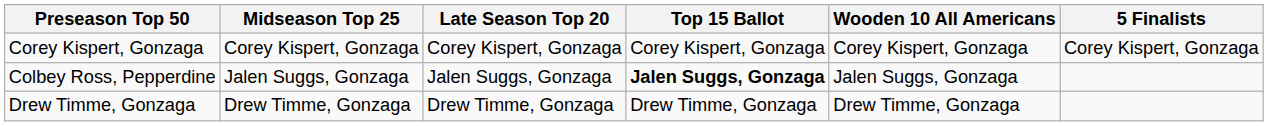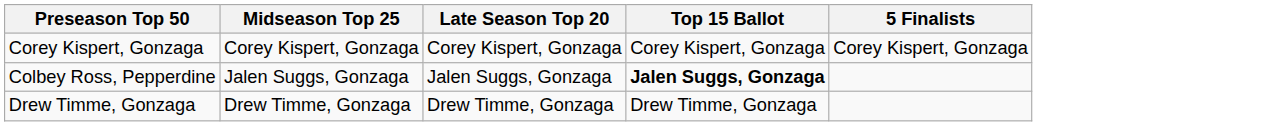- column: (944, 18)
